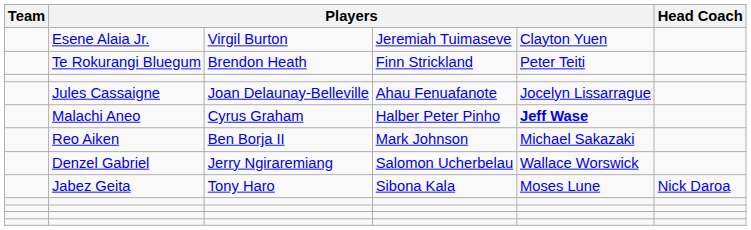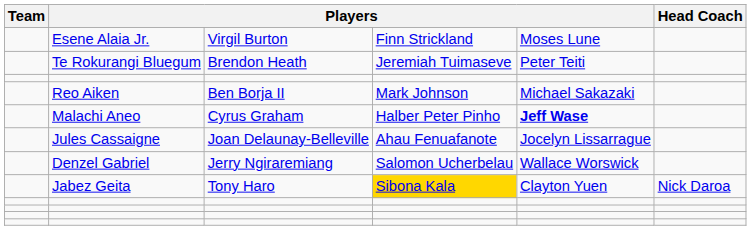(444, 39) Jeremiah Tuimaseve -> (424, 39) Finn Strickland
(564, 39) Clayton Yuen -> (560, 39) Moses Lune
(424, 62) Finn Strickland -> (444, 62) Jeremiah Tuimaseve
rows swapped: (86, 139) <-> (106, 92)
(415, 186) no background -> (415, 186) gold background
(560, 186) Moses Lune -> (564, 186) Clayton Yuen
